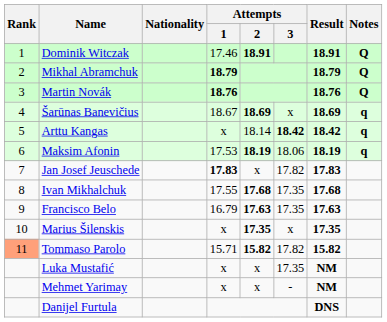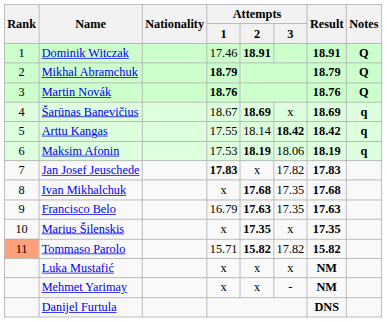(224, 131) x -> (224, 131) 17.55
(224, 190) 17.55 -> (224, 190) x
(290, 268) 17.35 -> (290, 268) x
